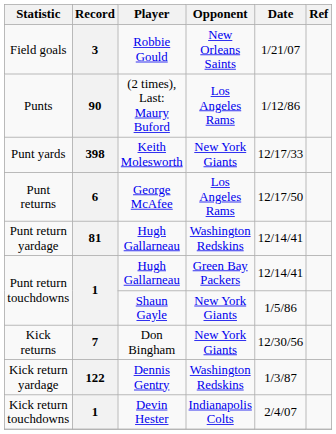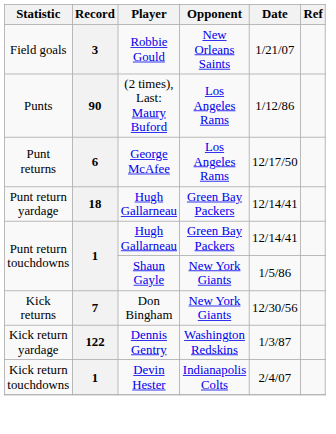- row: (38, 154)
(95, 238) 81 -> (95, 203) 18
(220, 238) Washington Redskins -> (214, 203) Green Bay Packers
